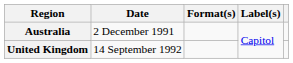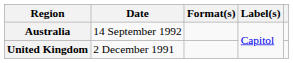(134, 31) 2 December 1991 -> (137, 31) 14 September 1992
(137, 49) 14 September 1992 -> (134, 49) 2 December 1991
